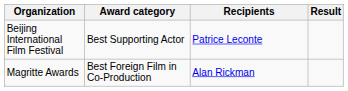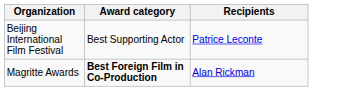- column: (326, 12)
(132, 72) normal -> (135, 72) bold
